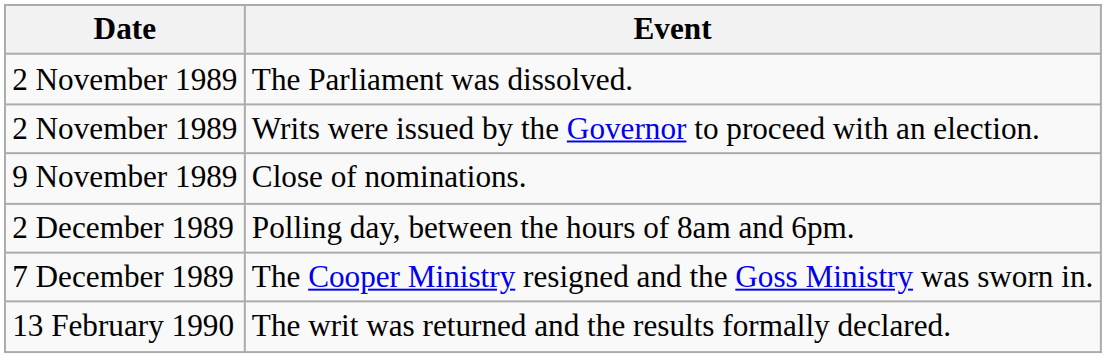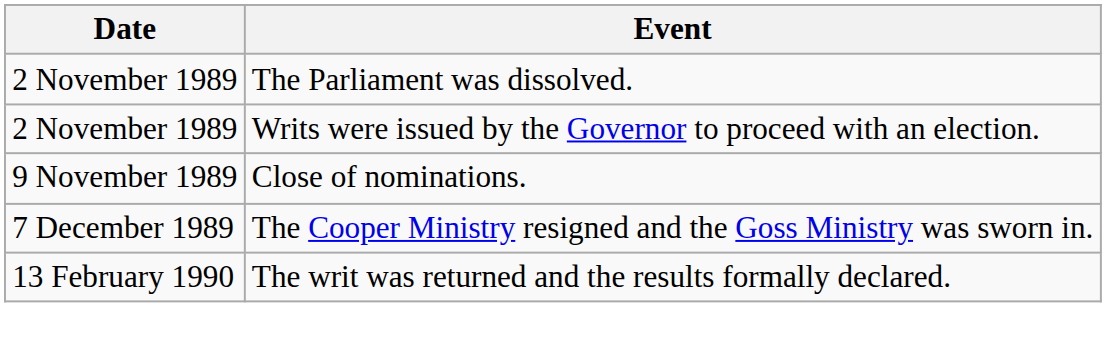- row: (553, 227)
